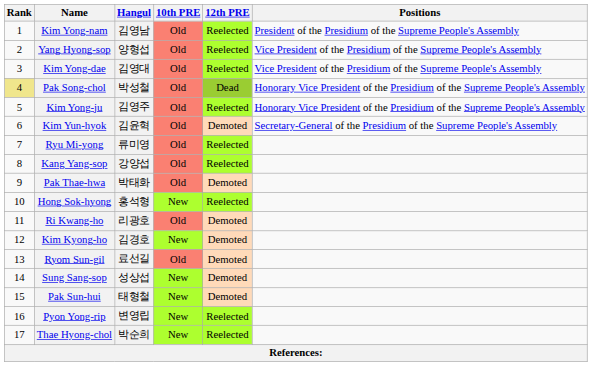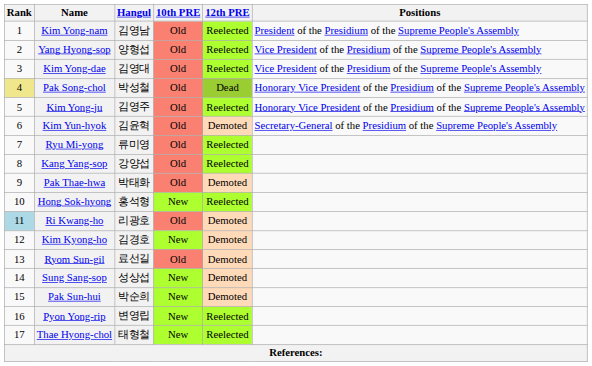(19, 221) no background -> (19, 221) lightblue background
(134, 296) 태형철 -> (134, 296) 박순희
(134, 334) 박순희 -> (134, 334) 태형철
